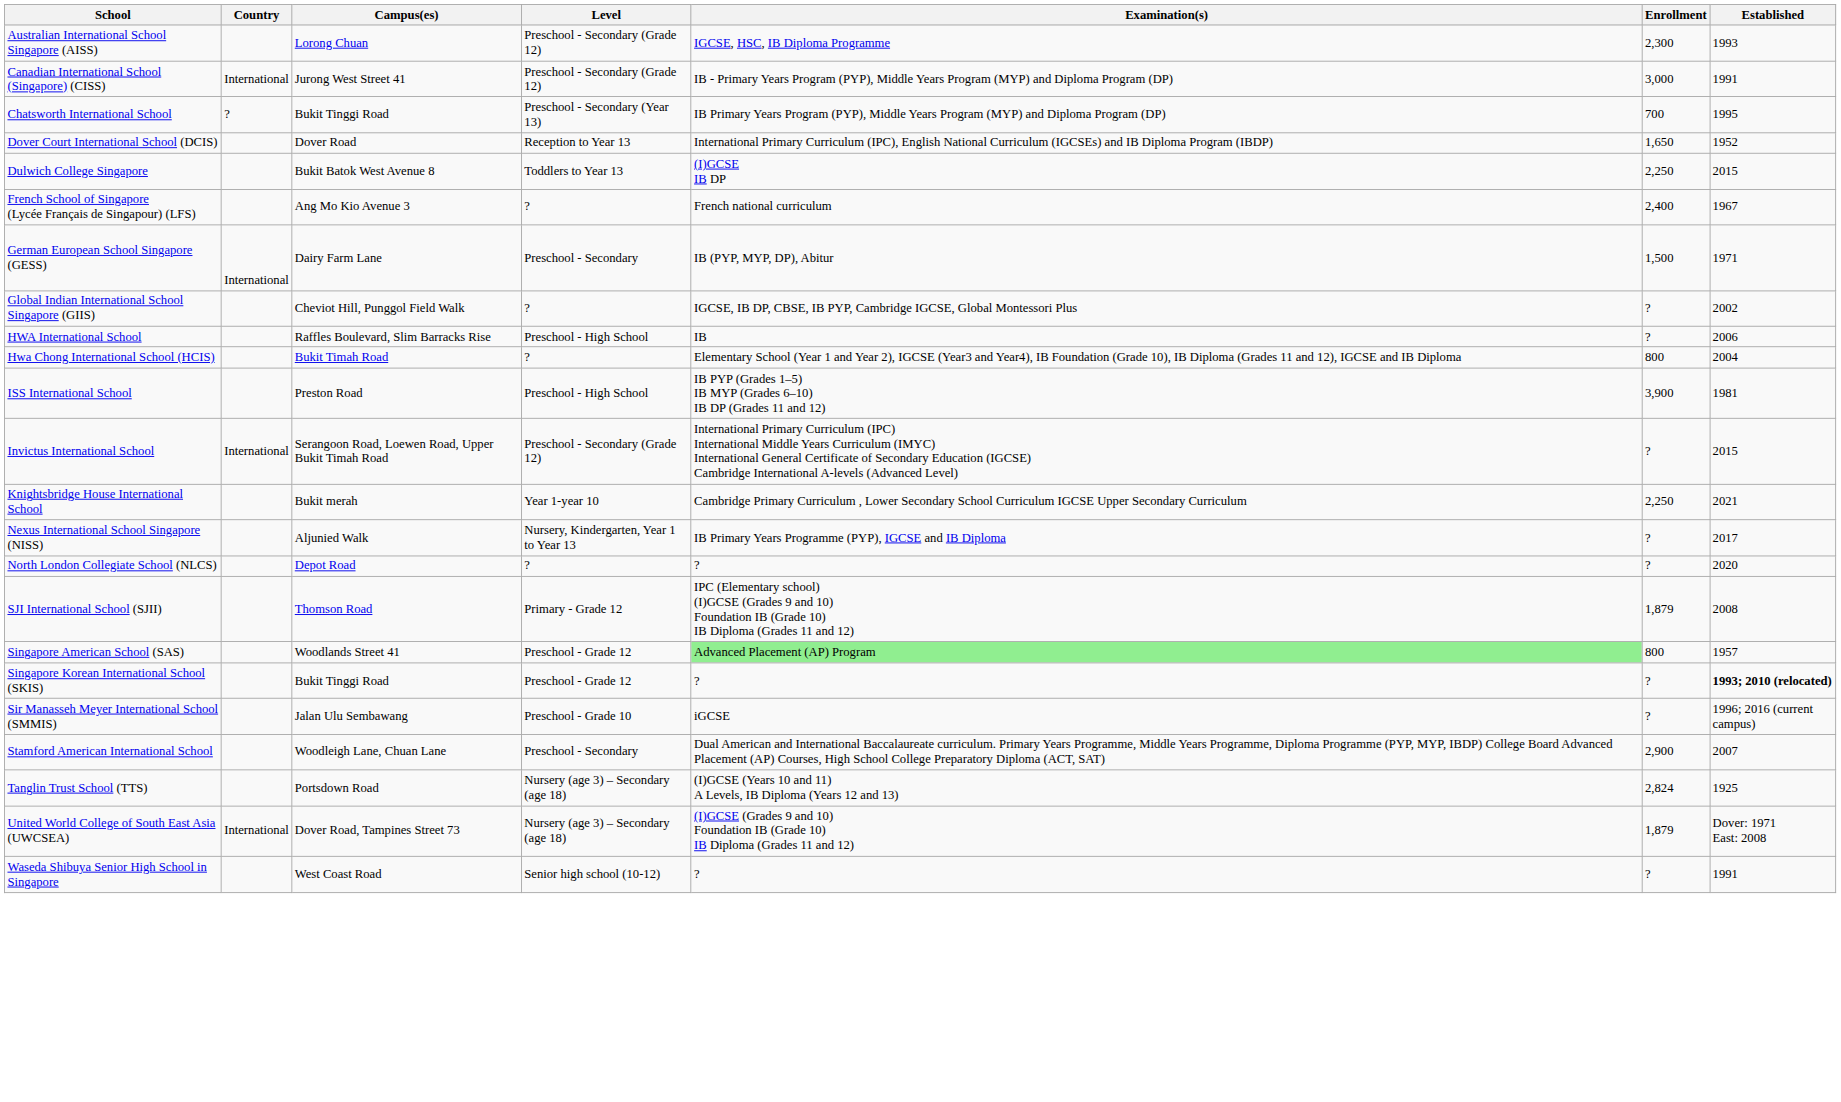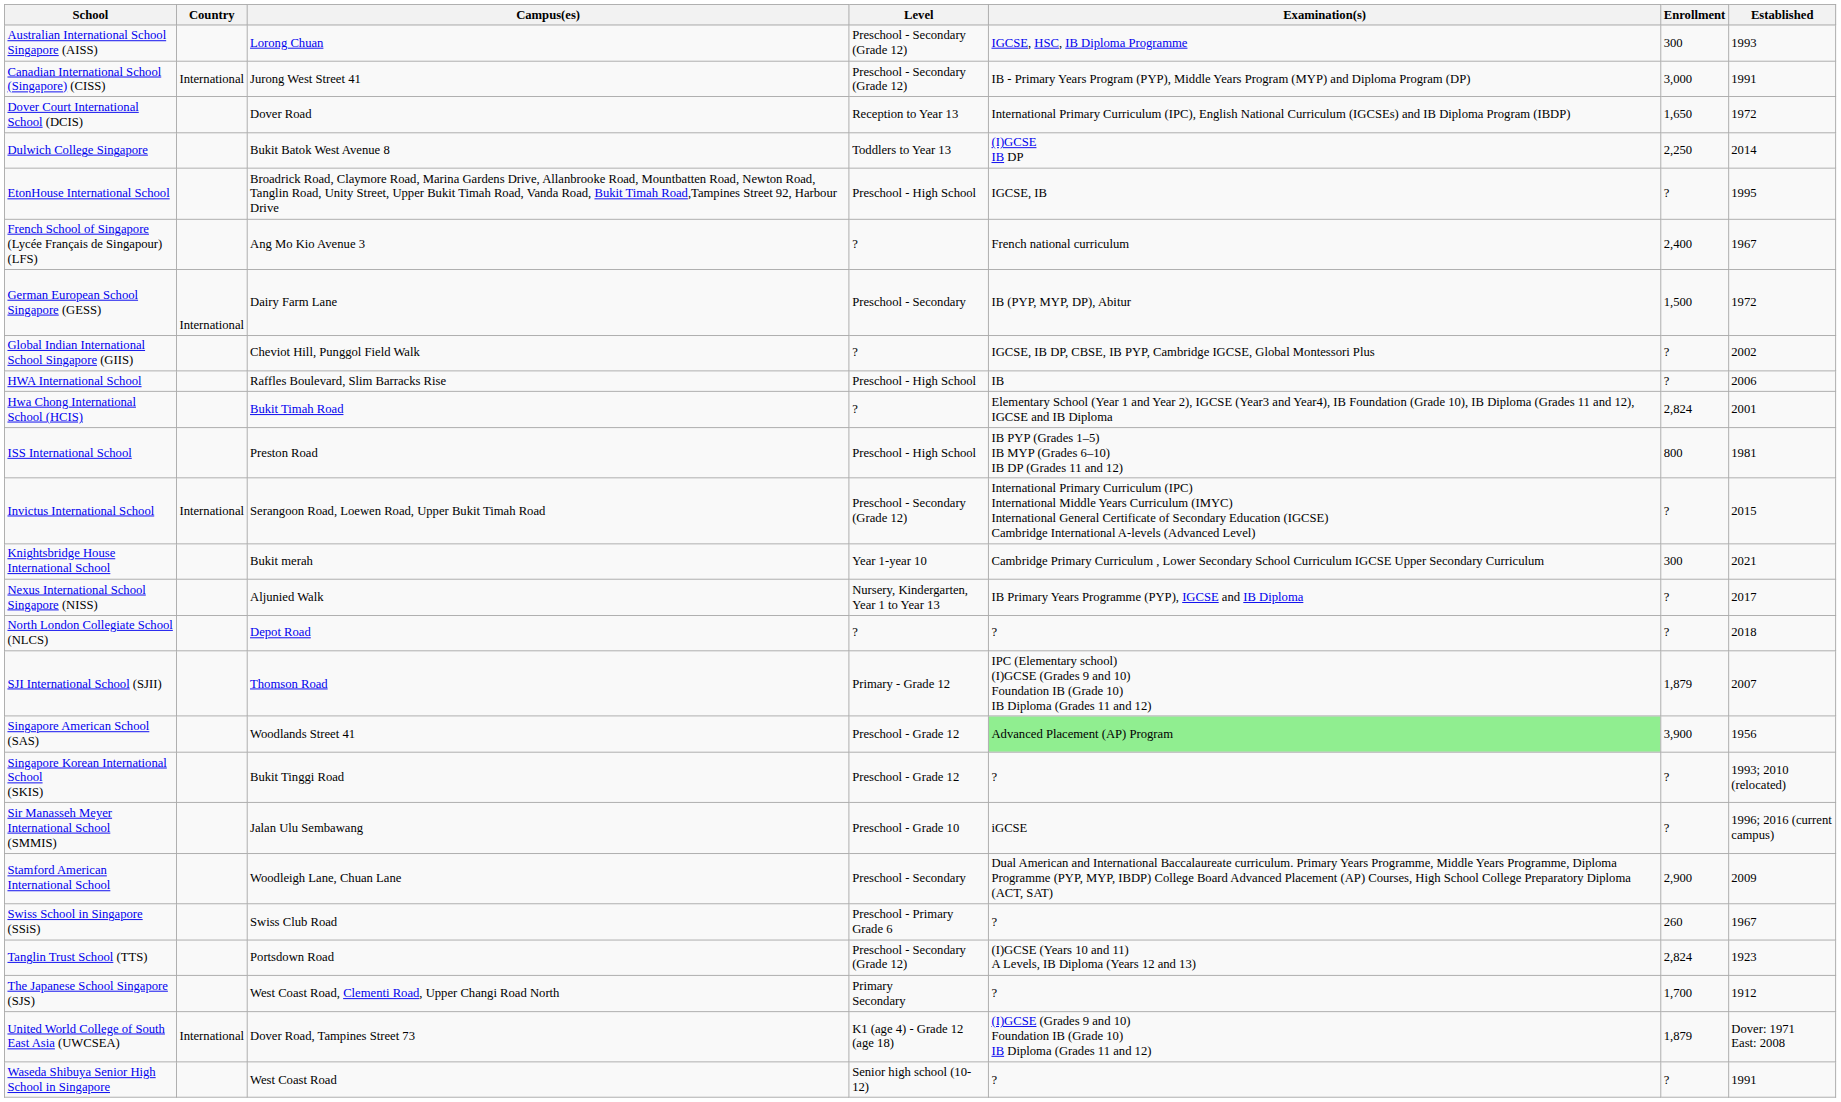(1659, 42) 2,300 -> (1673, 42) 300
- row: (90, 114)
(1725, 142) 1952 -> (1744, 114) 1972
(1725, 170) 2015 -> (1744, 150) 2014
+ row: (89, 193)
(1725, 257) 1971 -> (1744, 301) 1972
(1655, 357) 800 -> (1678, 409) 2,824
(1725, 357) 2004 -> (1744, 409) 2001
(1659, 392) 3,900 -> (1673, 452) 800
(1659, 501) 2,250 -> (1673, 561) 300
(1725, 565) 2020 -> (1744, 632) 2018
(1725, 608) 2008 -> (1744, 683) 2007
(1655, 651) 800 -> (1678, 733) 3,900
(1725, 651) 1957 -> (1744, 733) 1956
(1772, 680) bold -> (1760, 777) normal
(1725, 751) 2007 -> (1744, 878) 2009
+ row: (75, 921)
(597, 787) Nursery (age 3) – Secondary (age 18) -> (909, 957) Preschool - Secondary (Grade 12)
(1725, 787) 1925 -> (1744, 957) 1923
+ row: (88, 992)
(597, 830) Nursery (age 3) – Secondary (age 18) -> (908, 1036) K1 (age 4) - Grade 12 (age 18)
